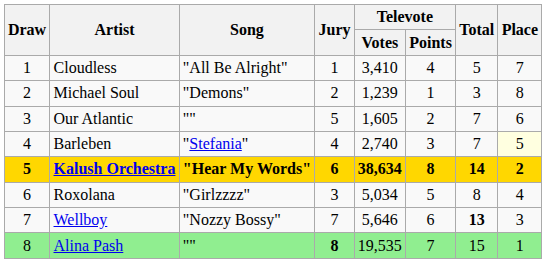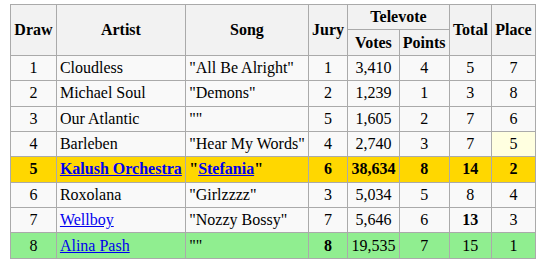(216, 144) "Stefania" -> (247, 144) "Hear My Words"
(247, 169) "Hear My Words" -> (226, 169) "Stefania"
